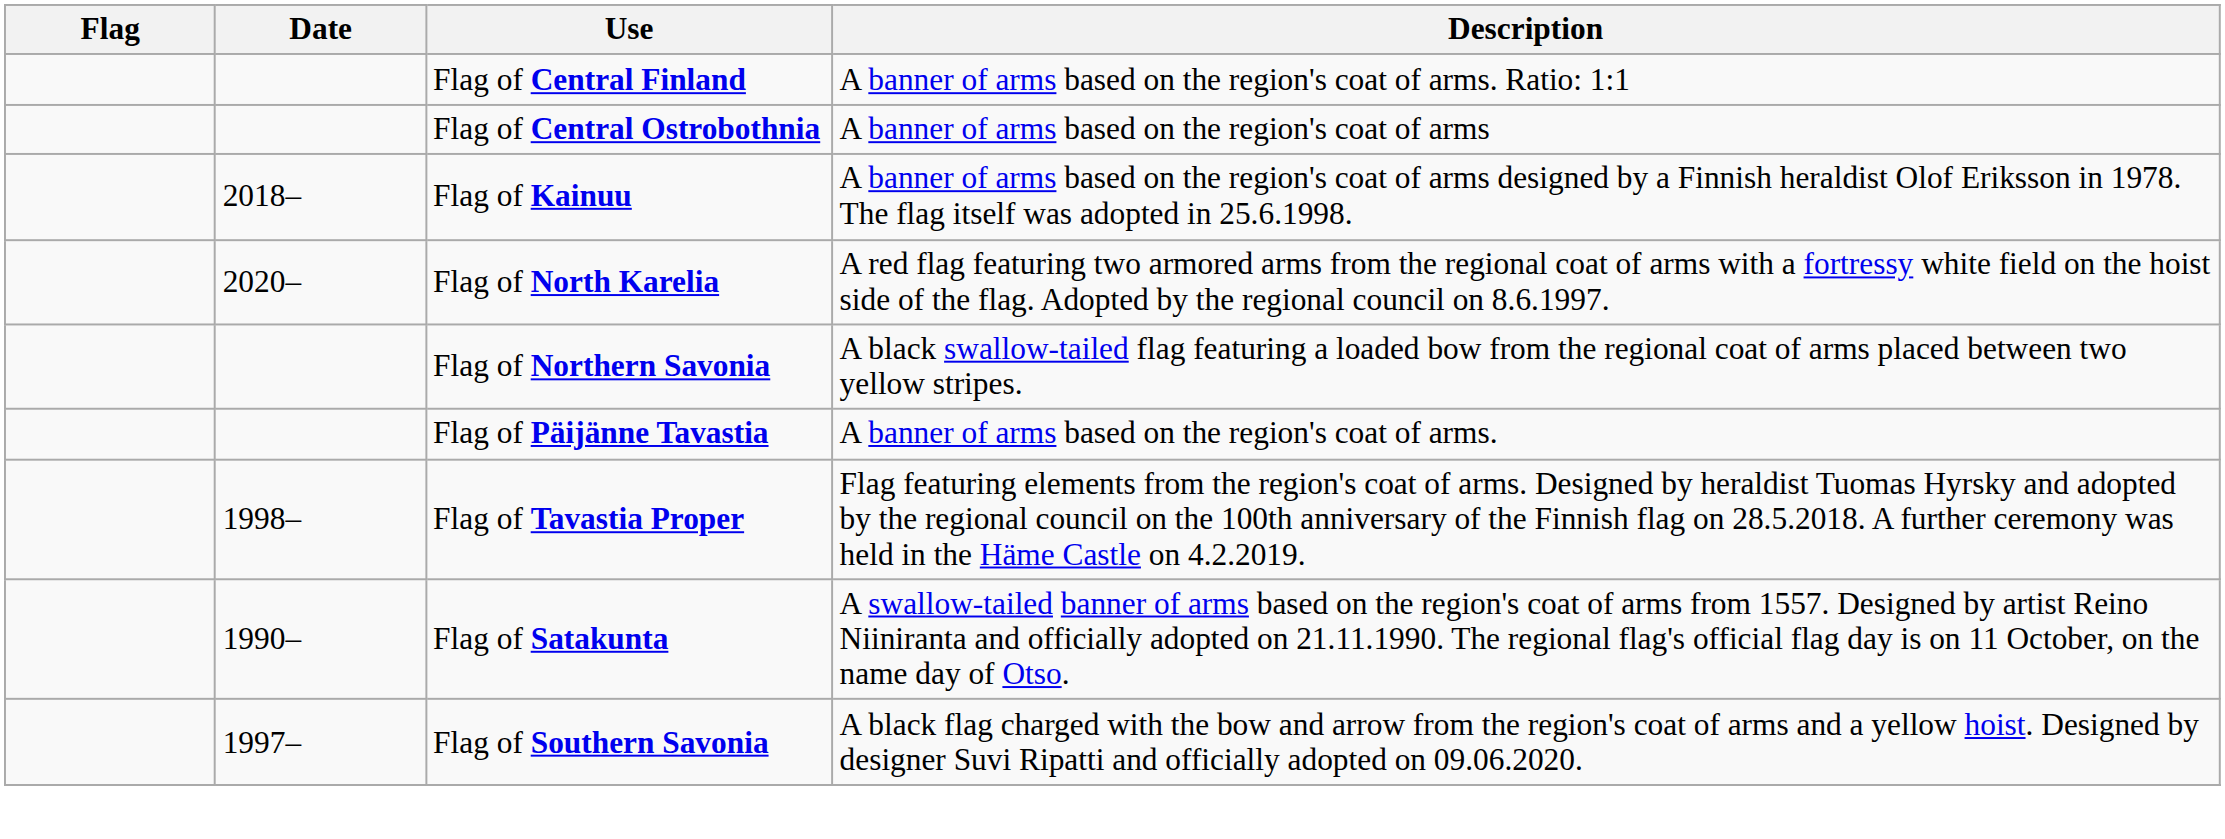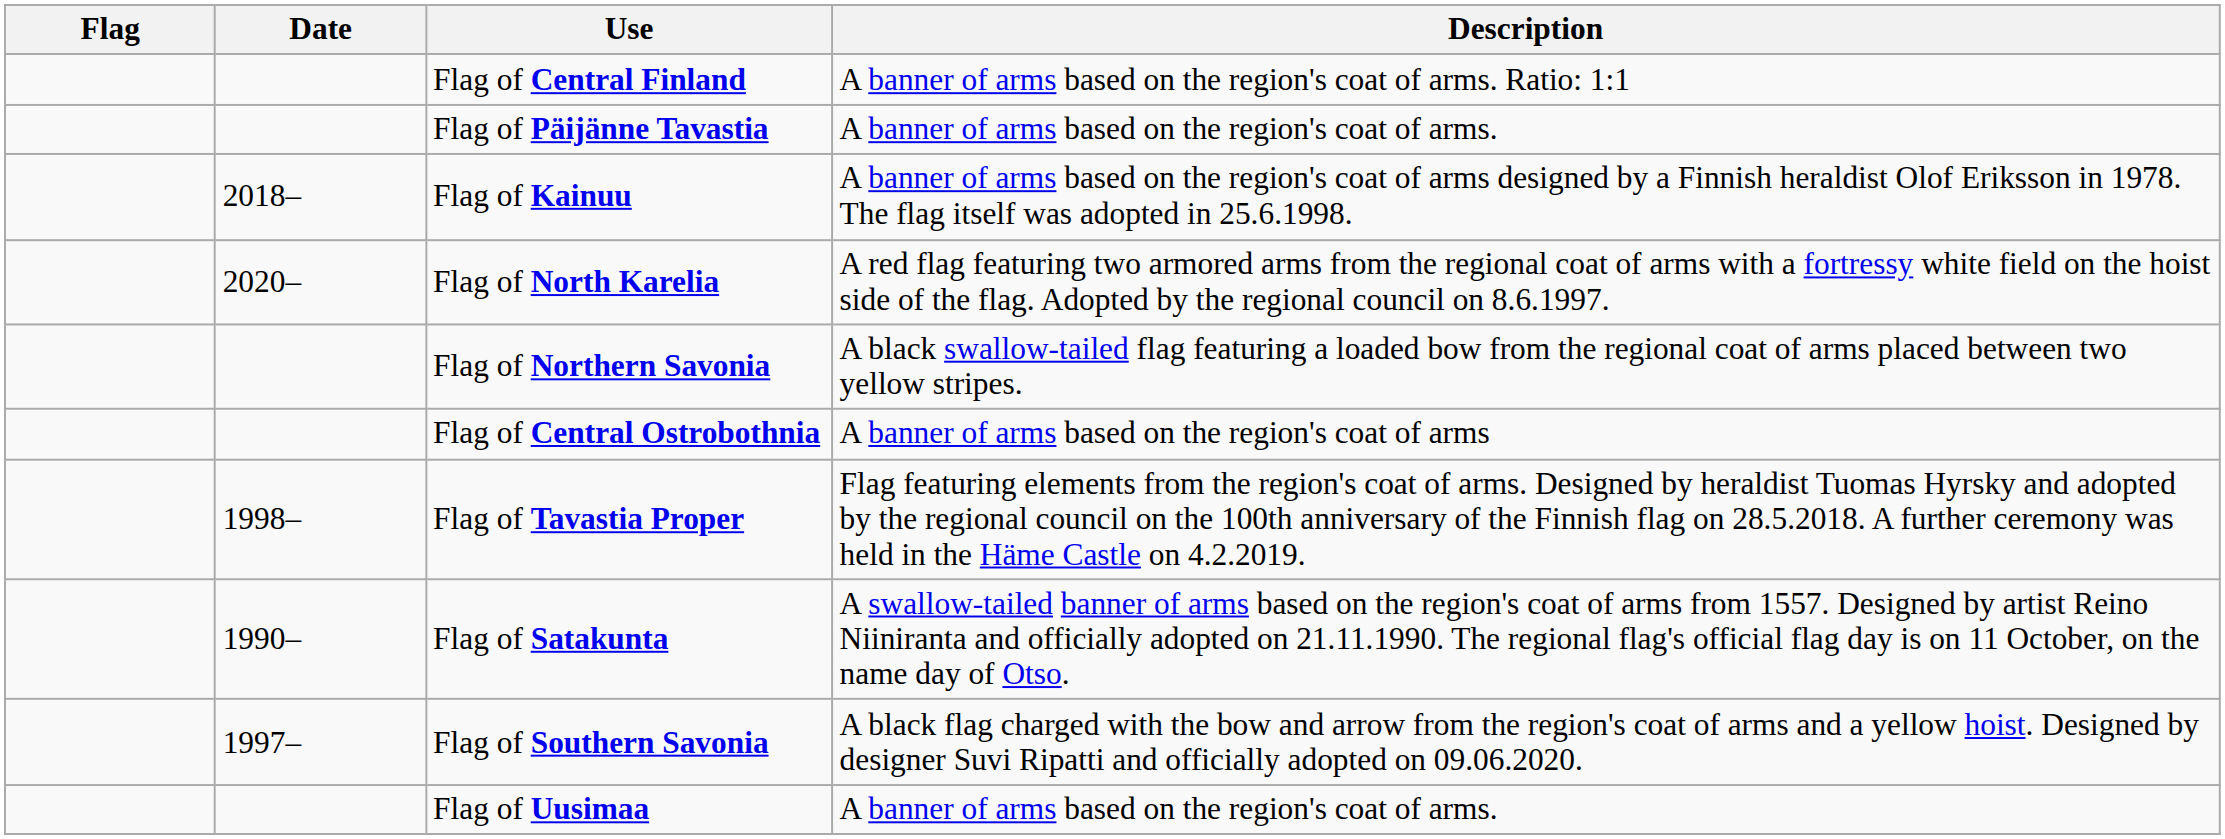rows swapped: (627, 128) <-> (601, 433)
+ row: (541, 808)
